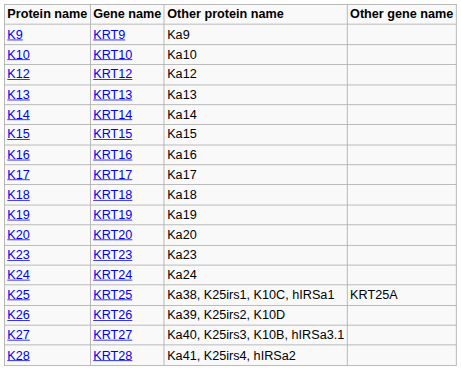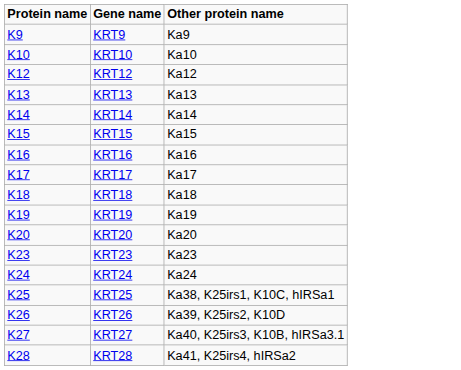- column: (402, 14)
